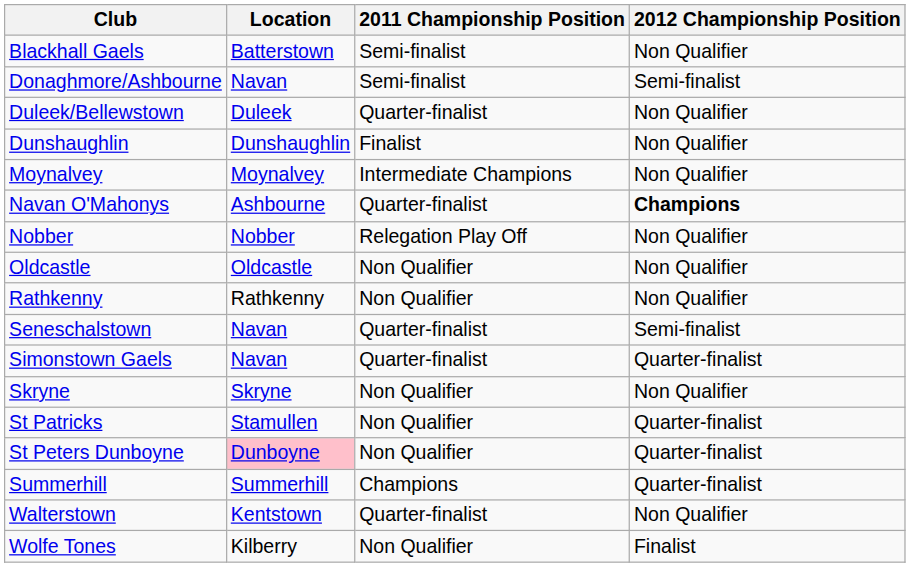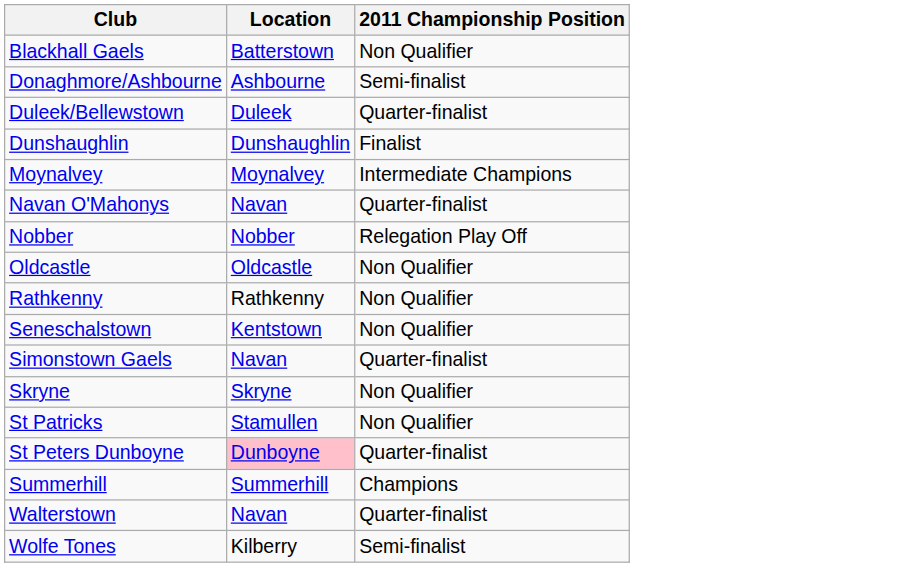- column: (767, 19)
(412, 50) Semi-finalist -> (416, 50) Non Qualifier
(259, 81) Navan -> (278, 81) Ashbourne
(278, 205) Ashbourne -> (259, 205) Navan
(259, 329) Navan -> (276, 329) Kentstown
(423, 329) Quarter-finalist -> (416, 329) Non Qualifier
(416, 453) Non Qualifier -> (423, 453) Quarter-finalist
(276, 515) Kentstown -> (259, 515) Navan
(416, 546) Non Qualifier -> (412, 546) Semi-finalist
